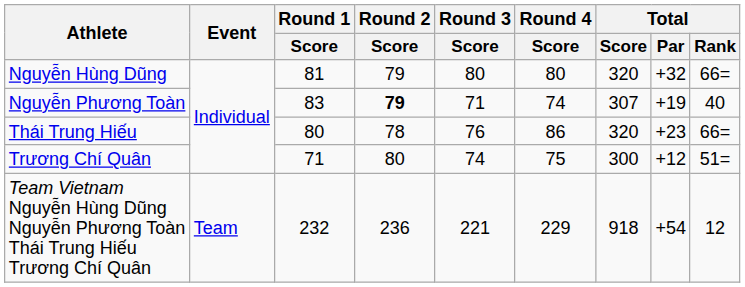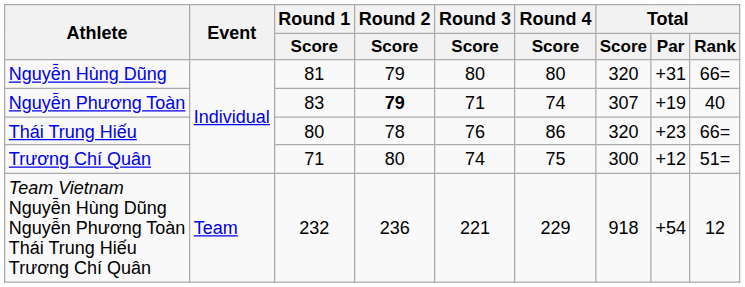(671, 75) +32 -> (671, 75) +31
